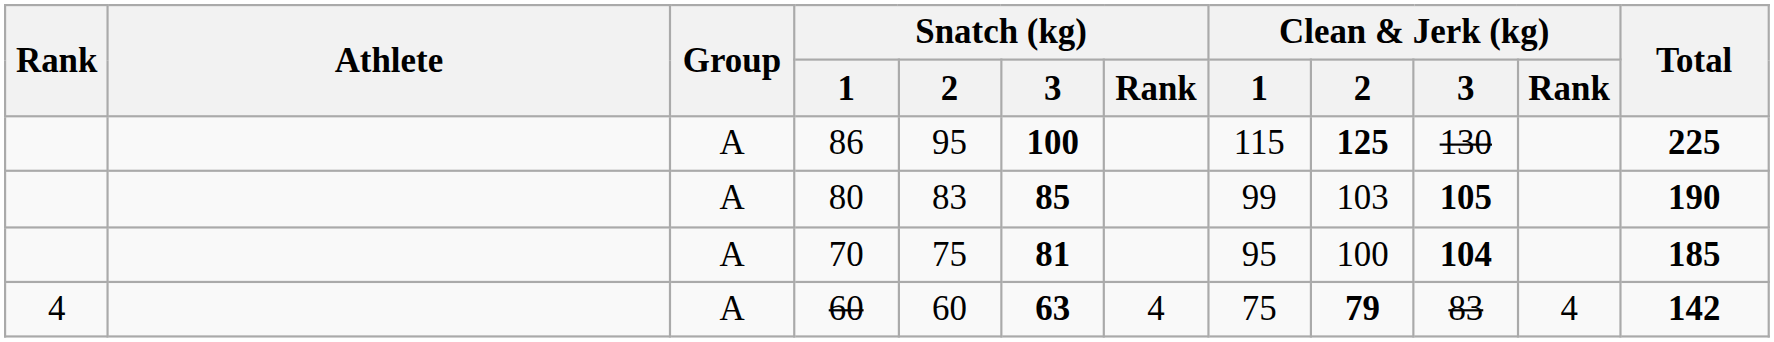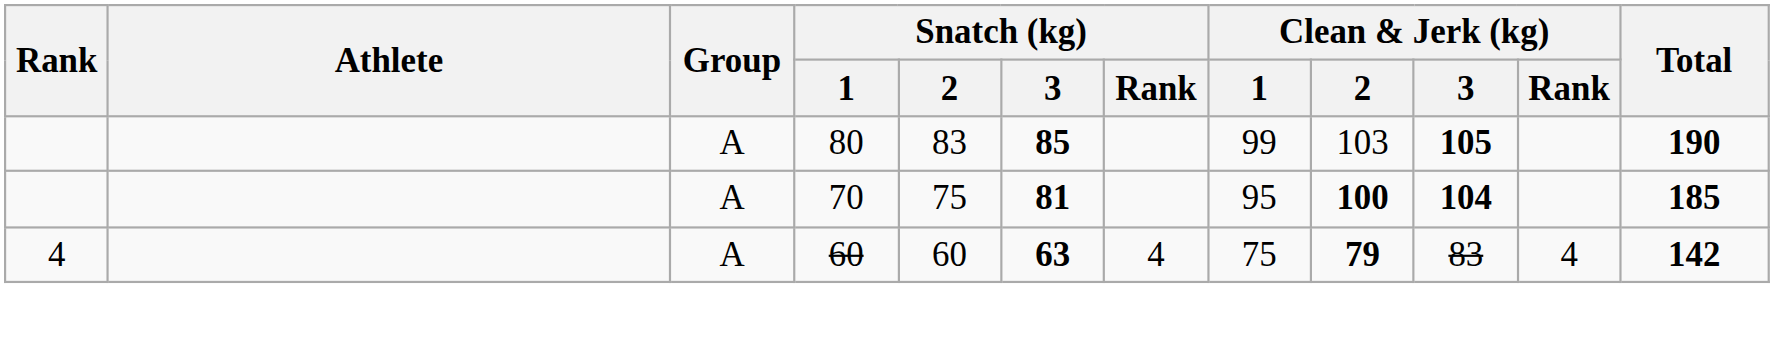- row: (846, 142)
(1363, 253) normal -> (1363, 198) bold
